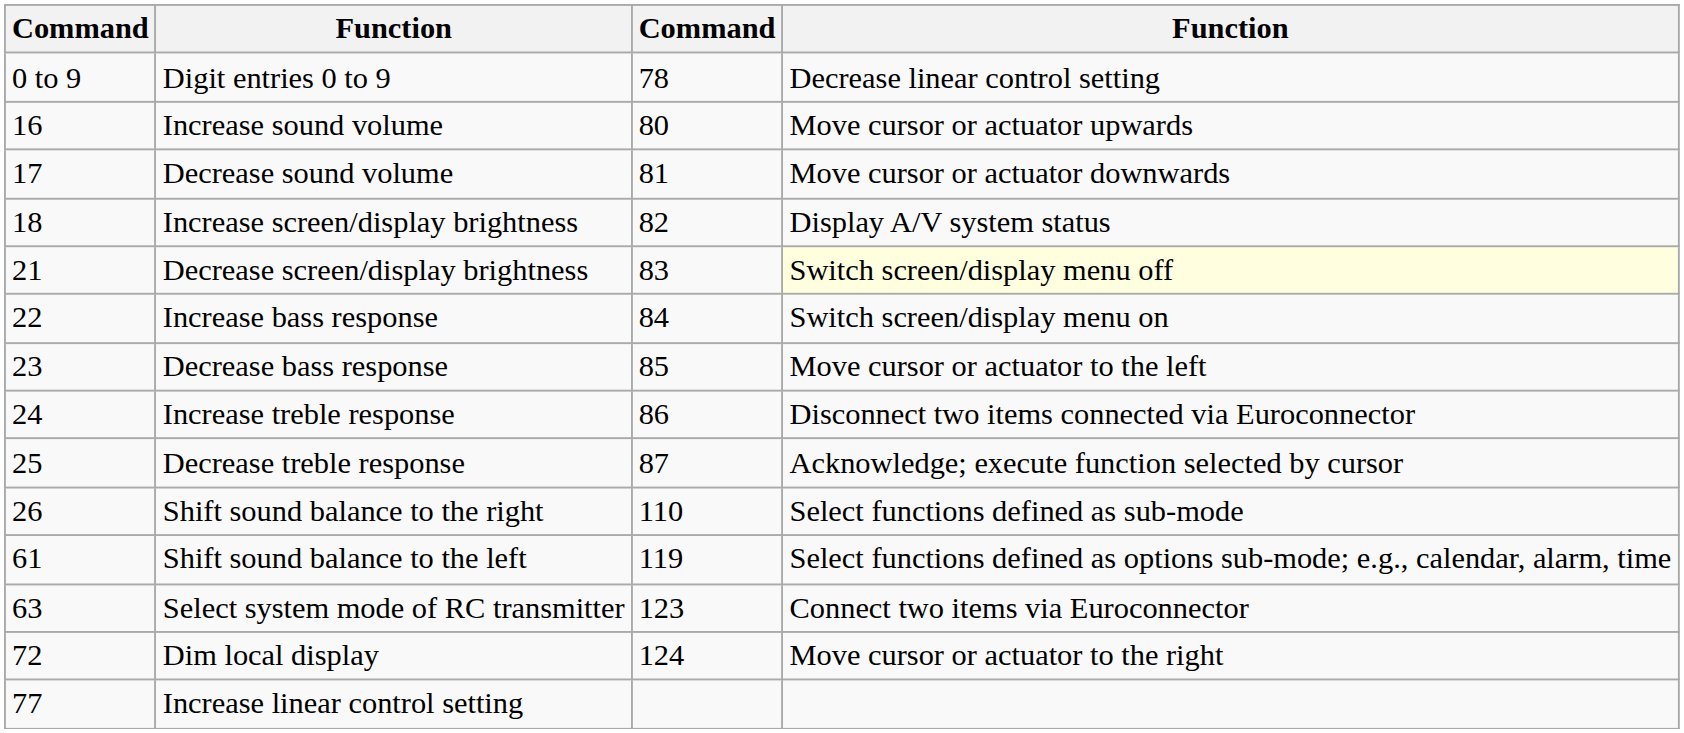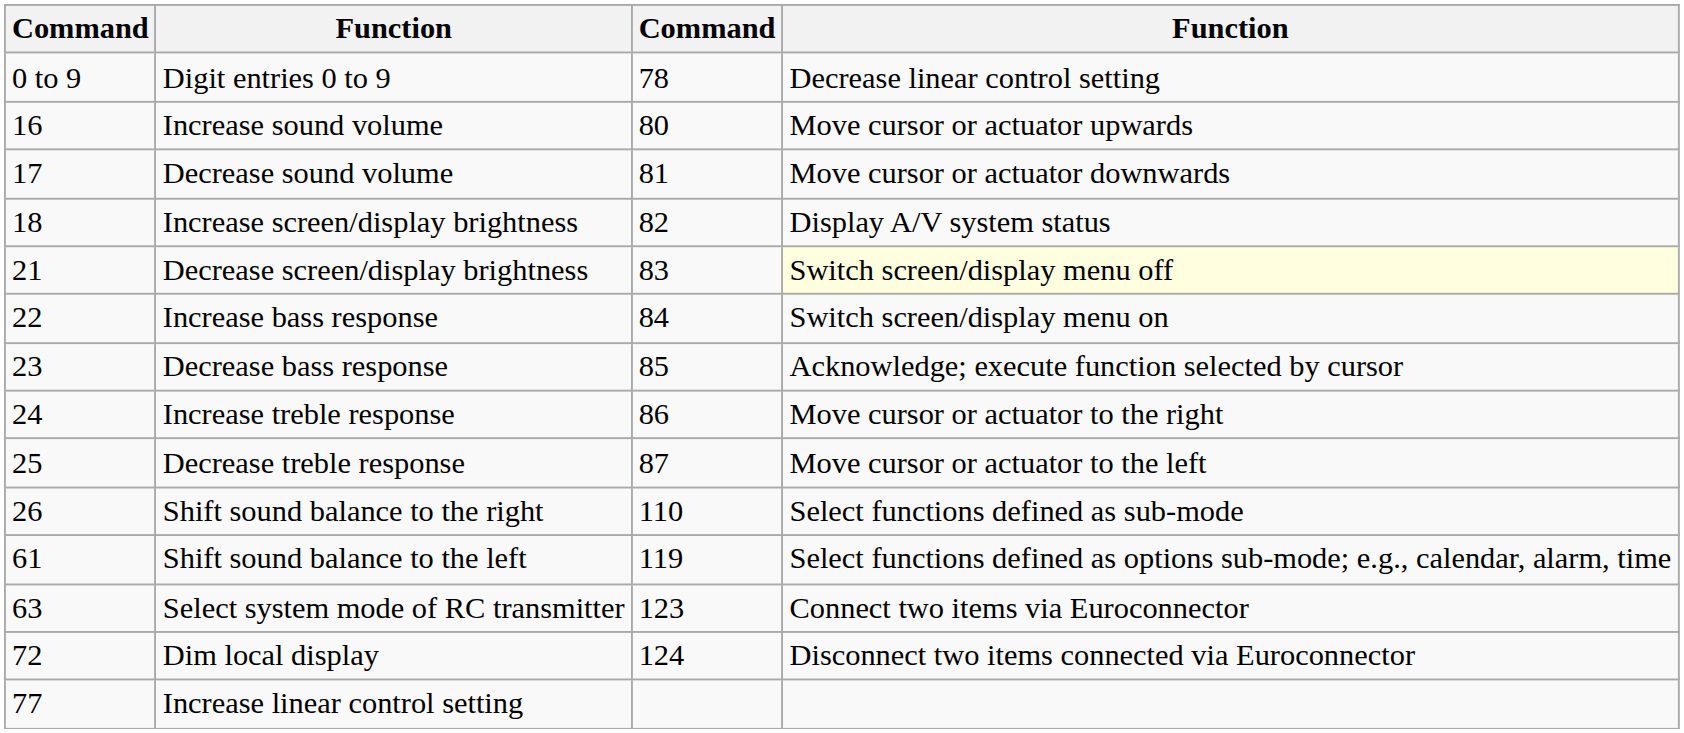(998, 366) Move cursor or actuator to the left -> (1096, 366) Acknowledge; execute function selected by cursor
(1102, 414) Disconnect two items connected via Euroconnector -> (1006, 414) Move cursor or actuator to the right
(1096, 462) Acknowledge; execute function selected by cursor -> (998, 462) Move cursor or actuator to the left
(1006, 655) Move cursor or actuator to the right -> (1102, 655) Disconnect two items connected via Euroconnector
